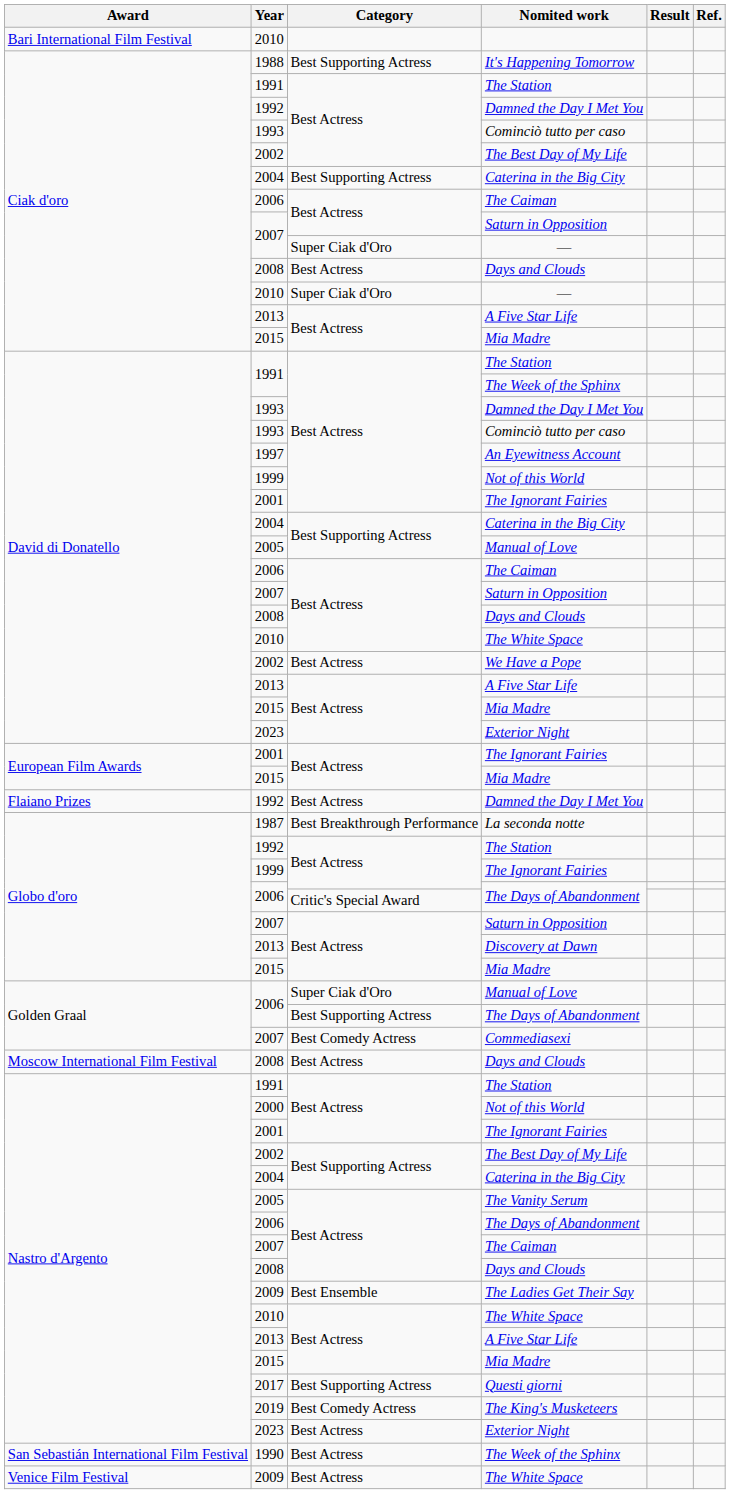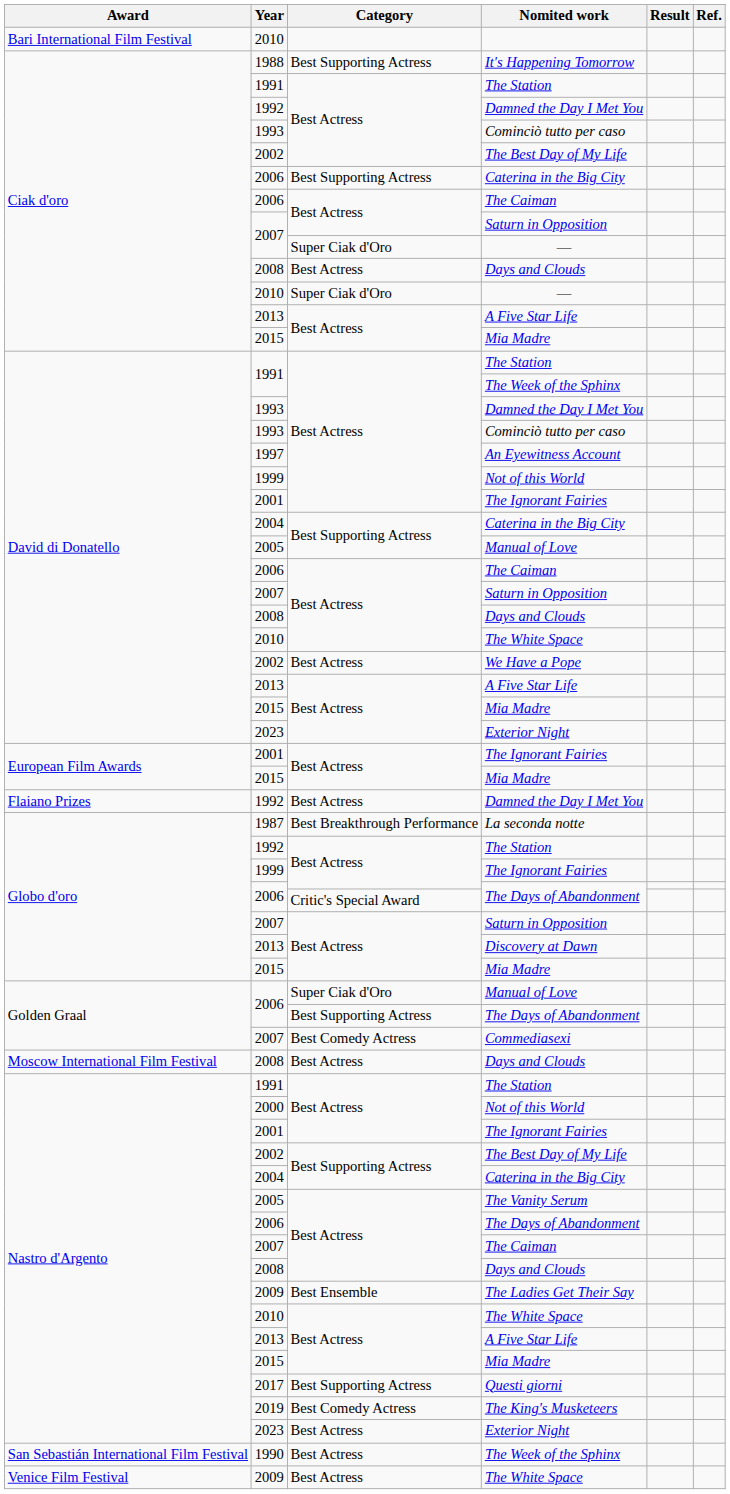(269, 177) 2004 -> (269, 177) 2006
